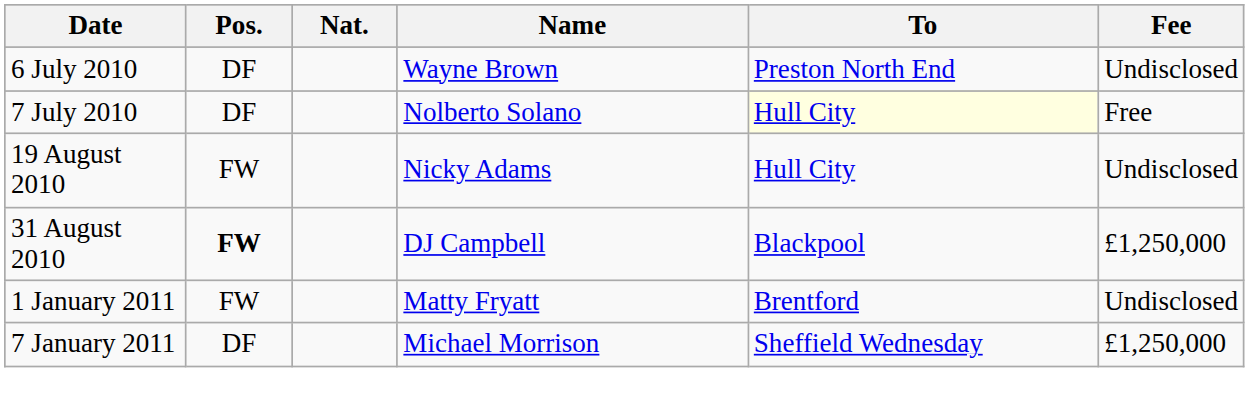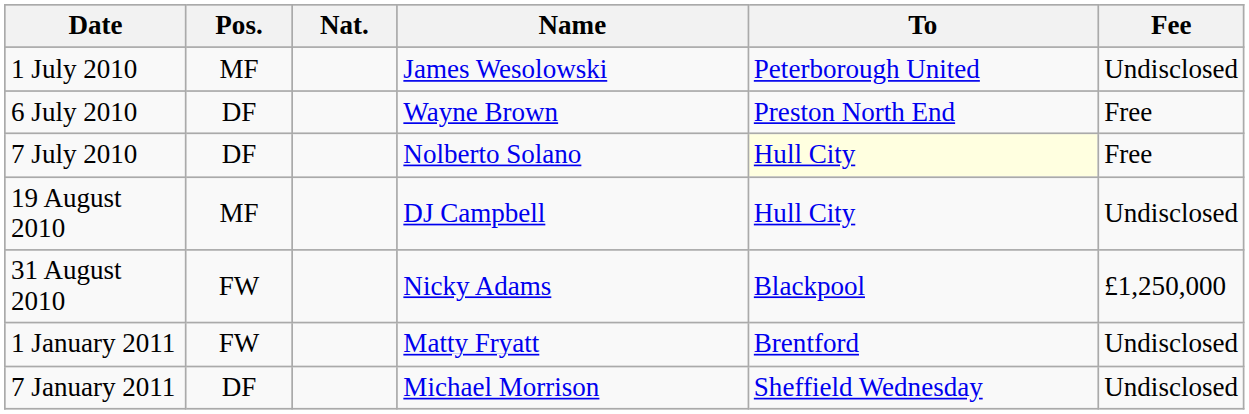+ row: (74, 68)
(1171, 68) Undisclosed -> (1128, 111) Free
(239, 169) FW -> (239, 212) MF
(477, 169) Nicky Adams -> (474, 212) DJ Campbell
(239, 243) bold -> (239, 285) normal
(474, 243) DJ Campbell -> (477, 285) Nicky Adams
(1165, 344) £1,250,000 -> (1171, 386) Undisclosed
